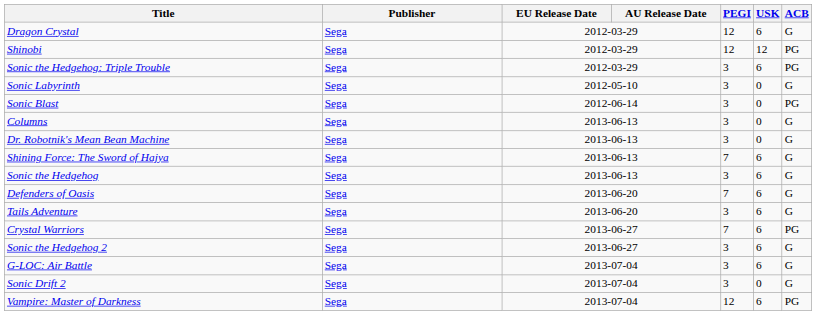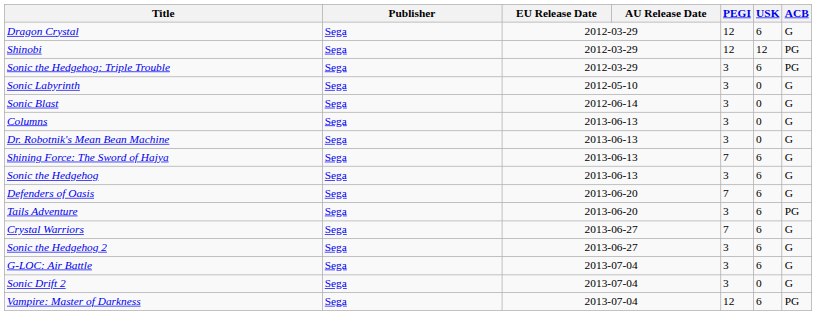(792, 103) PG -> (789, 103) G
(789, 211) G -> (792, 211) PG
(792, 229) PG -> (789, 229) G
